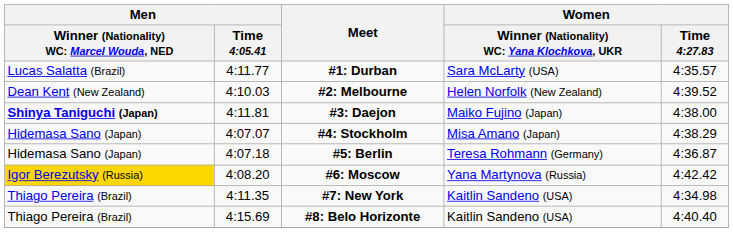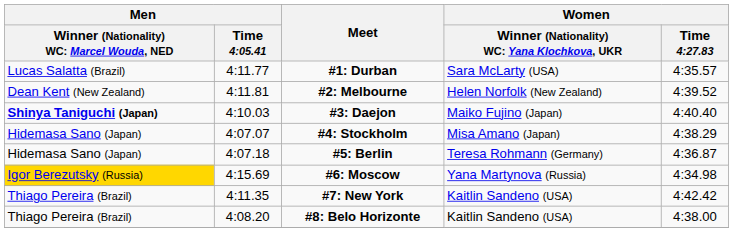(248, 92) 4:10.03 -> (248, 92) 4:11.81
(248, 112) 4:11.81 -> (248, 112) 4:10.03
(695, 112) 4:38.00 -> (695, 112) 4:40.40
(248, 175) 4:08.20 -> (248, 175) 4:15.69
(695, 175) 4:42.42 -> (695, 175) 4:34.98
(695, 196) 4:34.98 -> (695, 196) 4:42.42
(248, 216) 4:15.69 -> (248, 216) 4:08.20
(695, 216) 4:40.40 -> (695, 216) 4:38.00
